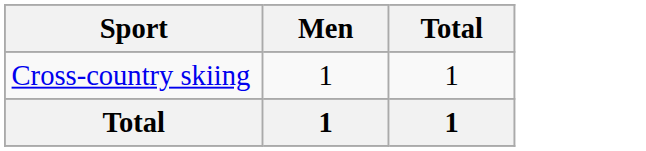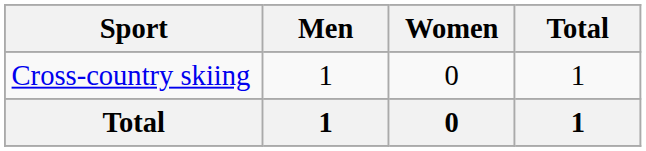+ column: (452, 28)
